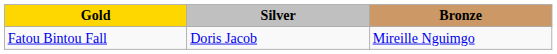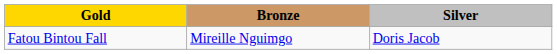columns swapped: (278, 15) <-> (461, 15)
